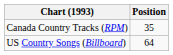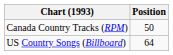(149, 27) 35 -> (149, 27) 50
